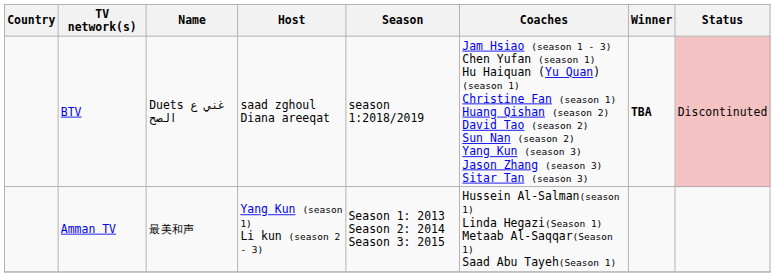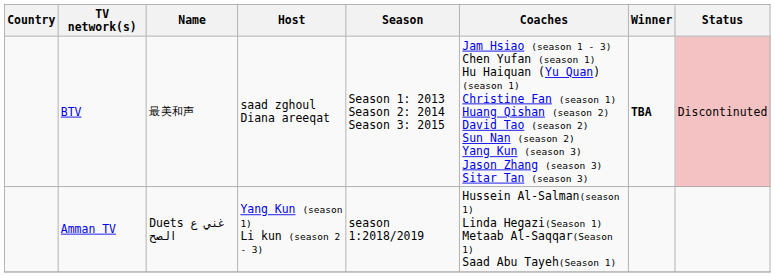(187, 112) Duets غني ع الصح -> (172, 111) 最美和声
(386, 112) season 1:2018/2019 -> (397, 112) Season 1: 2013 Season 2: 2014 Season 3: 2015
(172, 229) 最美和声 -> (187, 229) Duets غني ع الصح
(397, 229) Season 1: 2013 Season 2: 2014 Season 3: 2015 -> (386, 229) season 1:2018/2019
